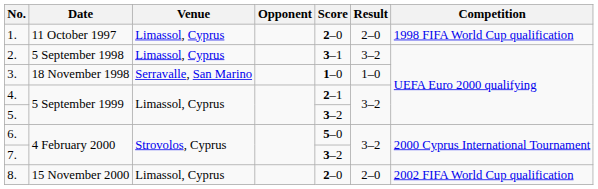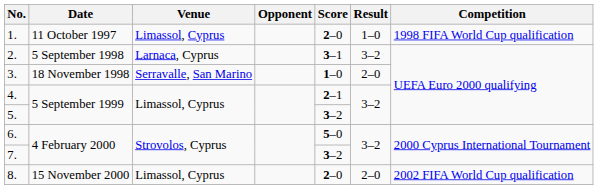(371, 34) 2–0 -> (371, 34) 1–0
(180, 54) Limassol, Cyprus -> (177, 54) Larnaca, Cyprus
(371, 74) 1–0 -> (371, 74) 2–0
